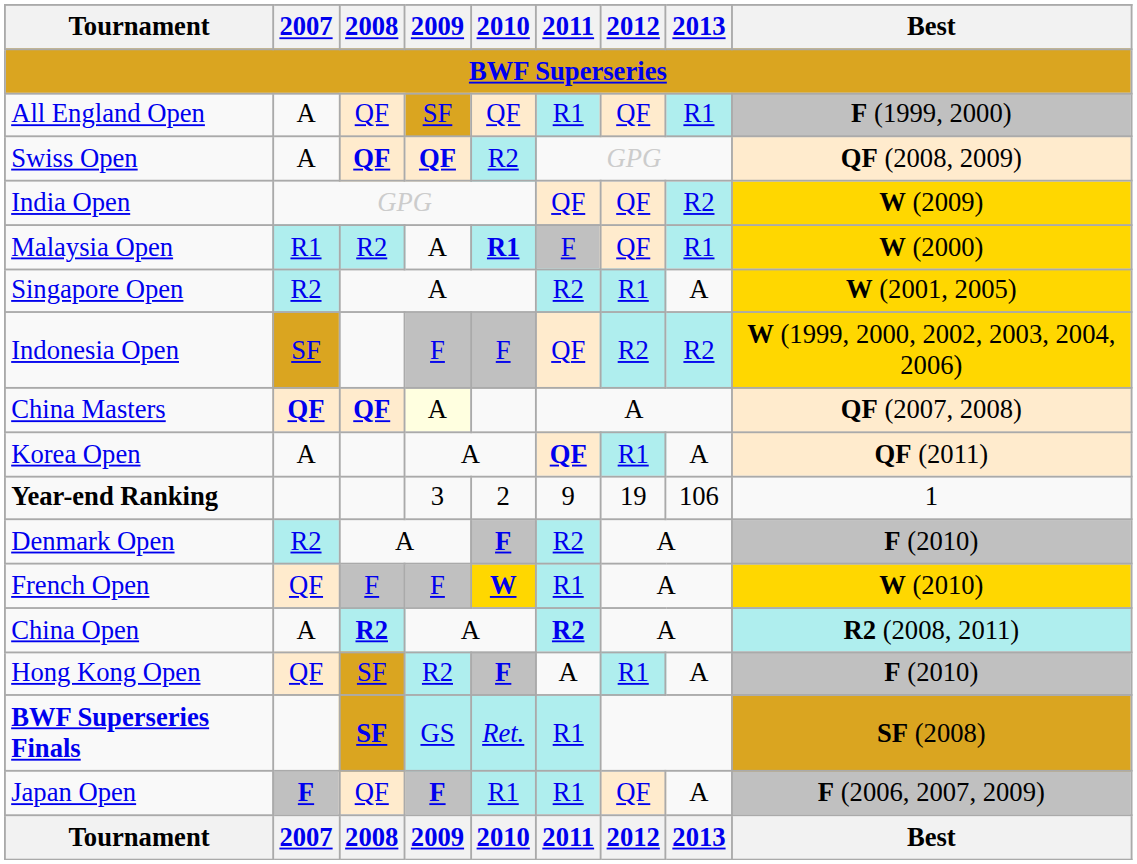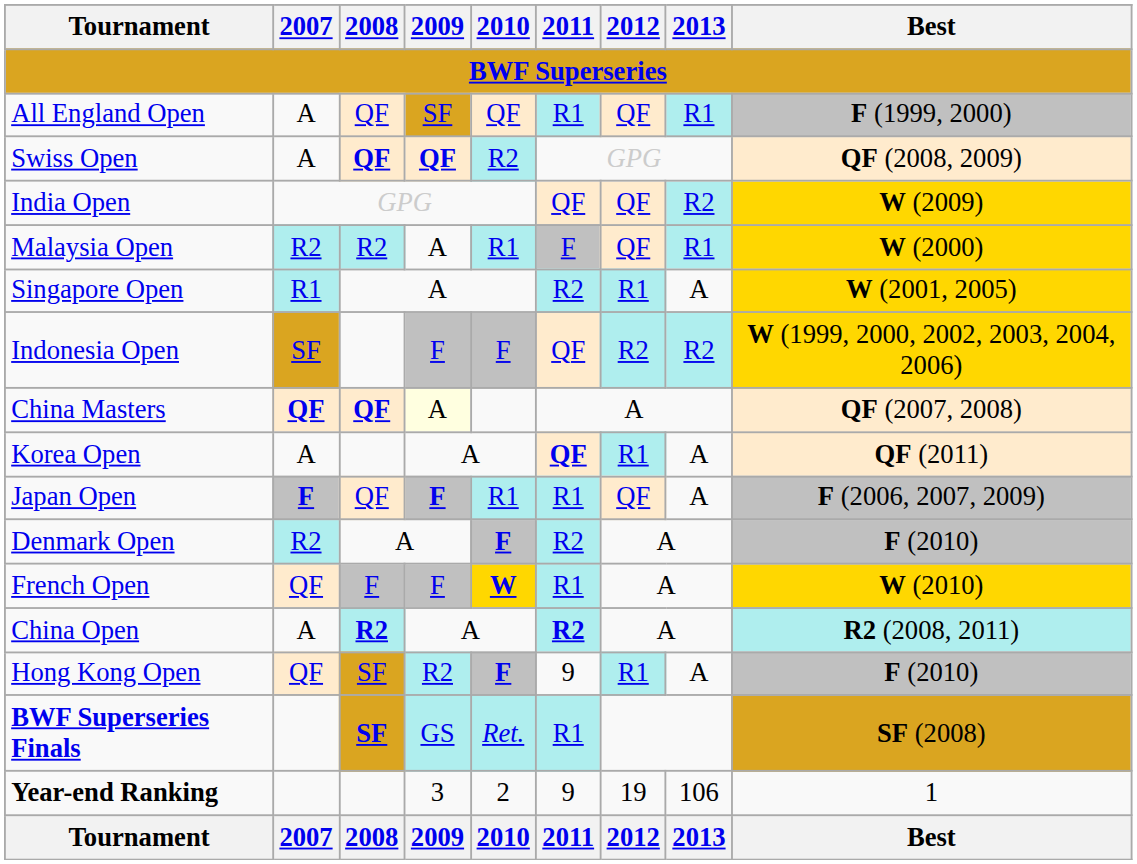(306, 246) R1 -> (306, 246) R2
(503, 246) bold -> (503, 246) normal
(306, 290) R2 -> (306, 290) R1
rows swapped: (74, 792) <-> (115, 497)
(568, 673) A -> (568, 673) 9
